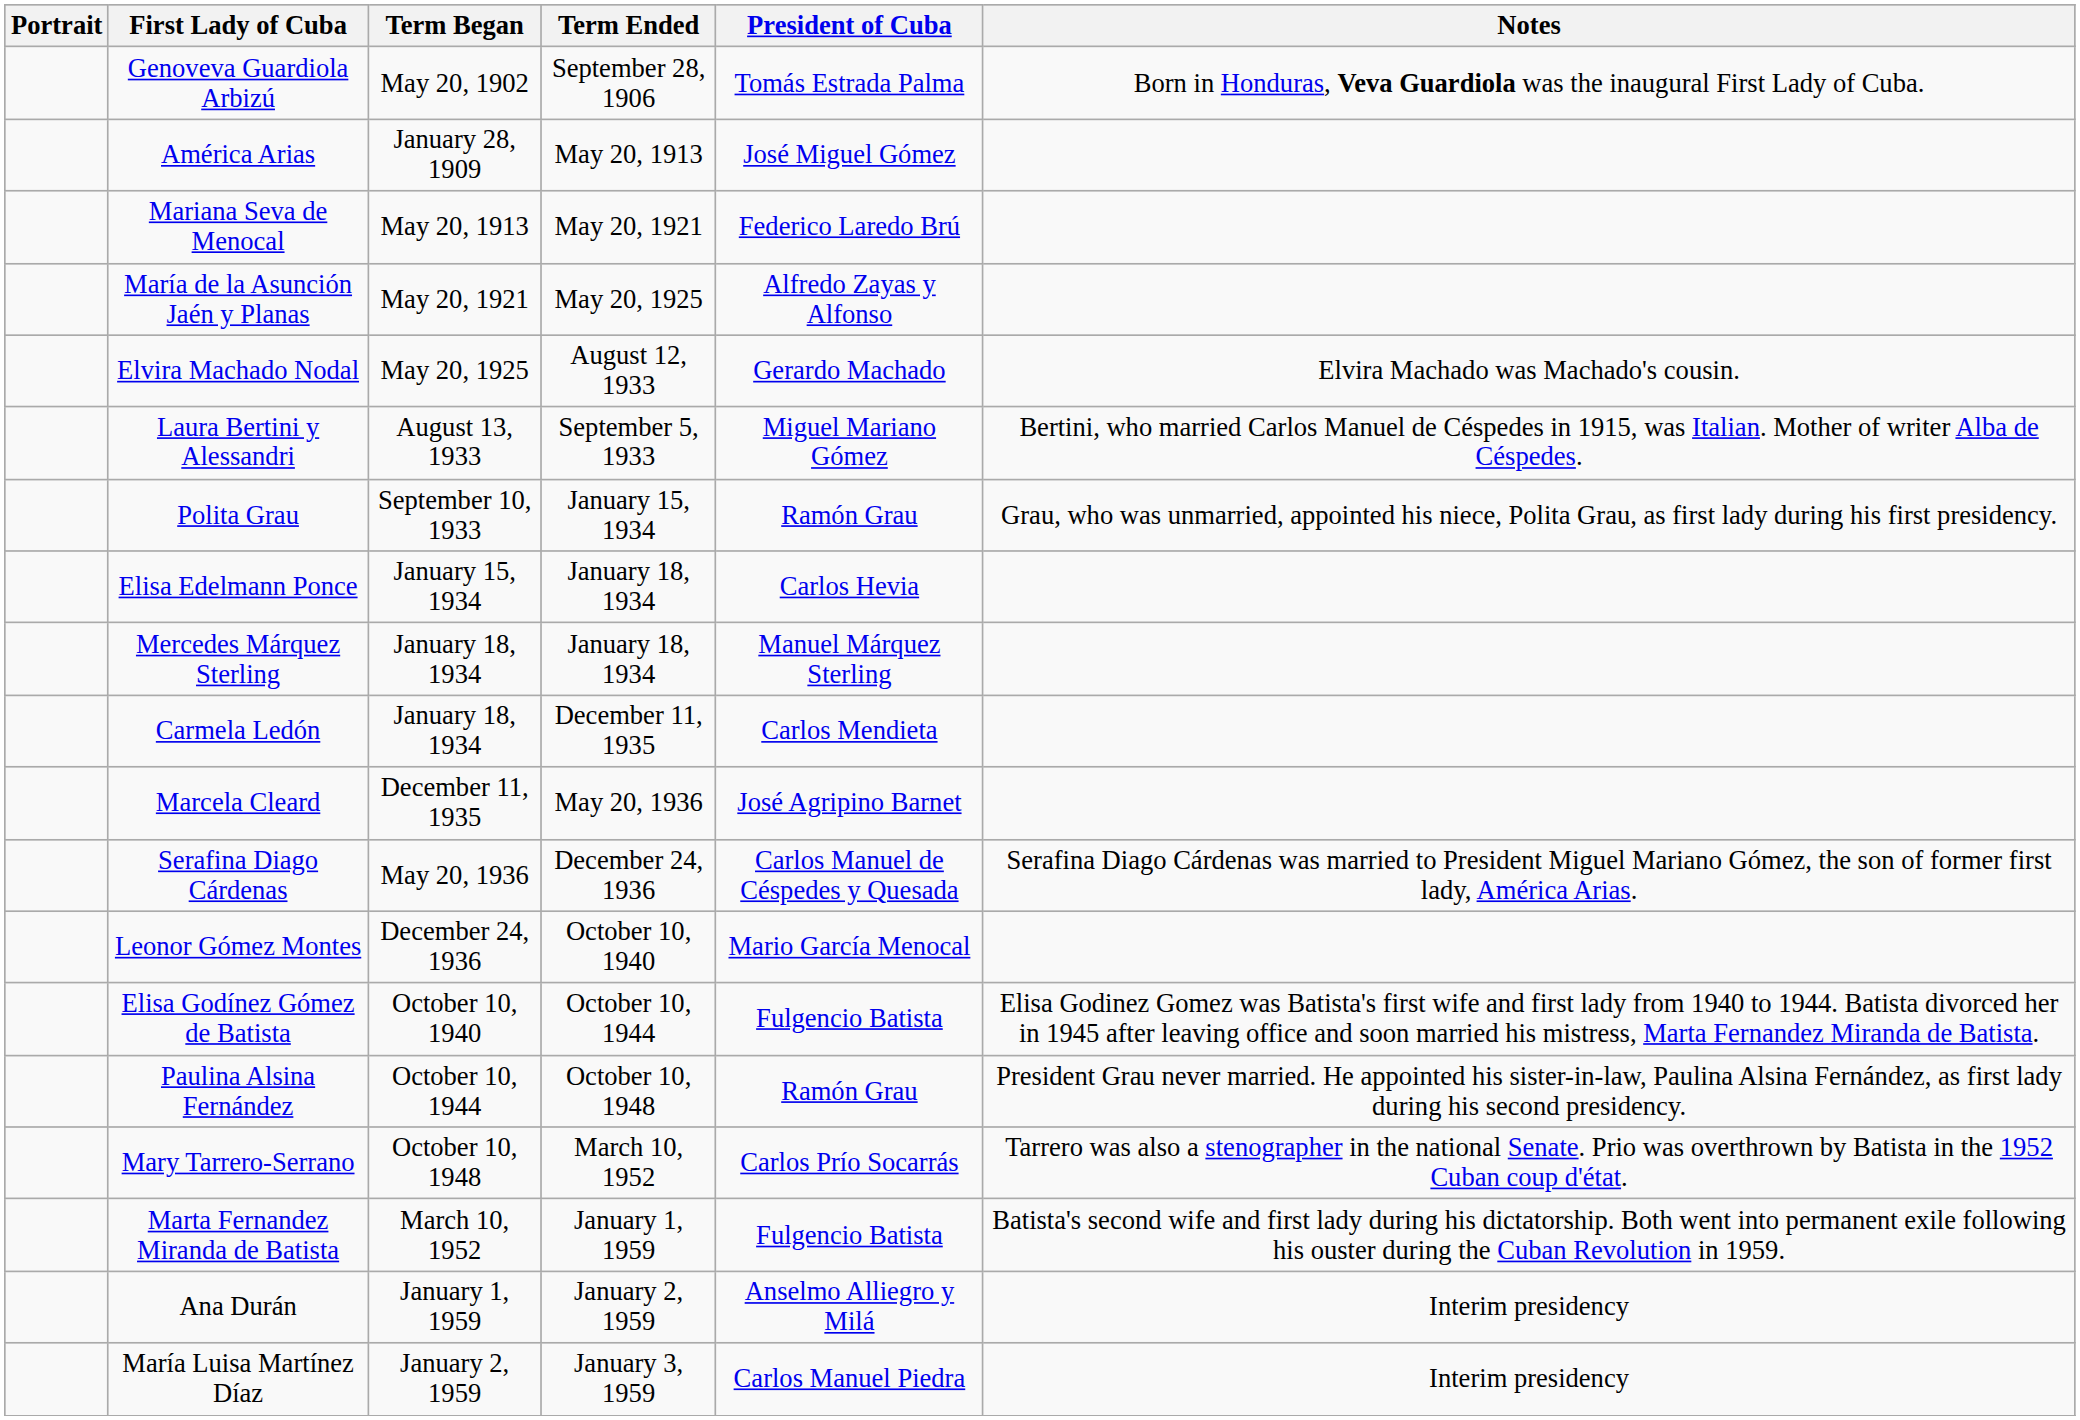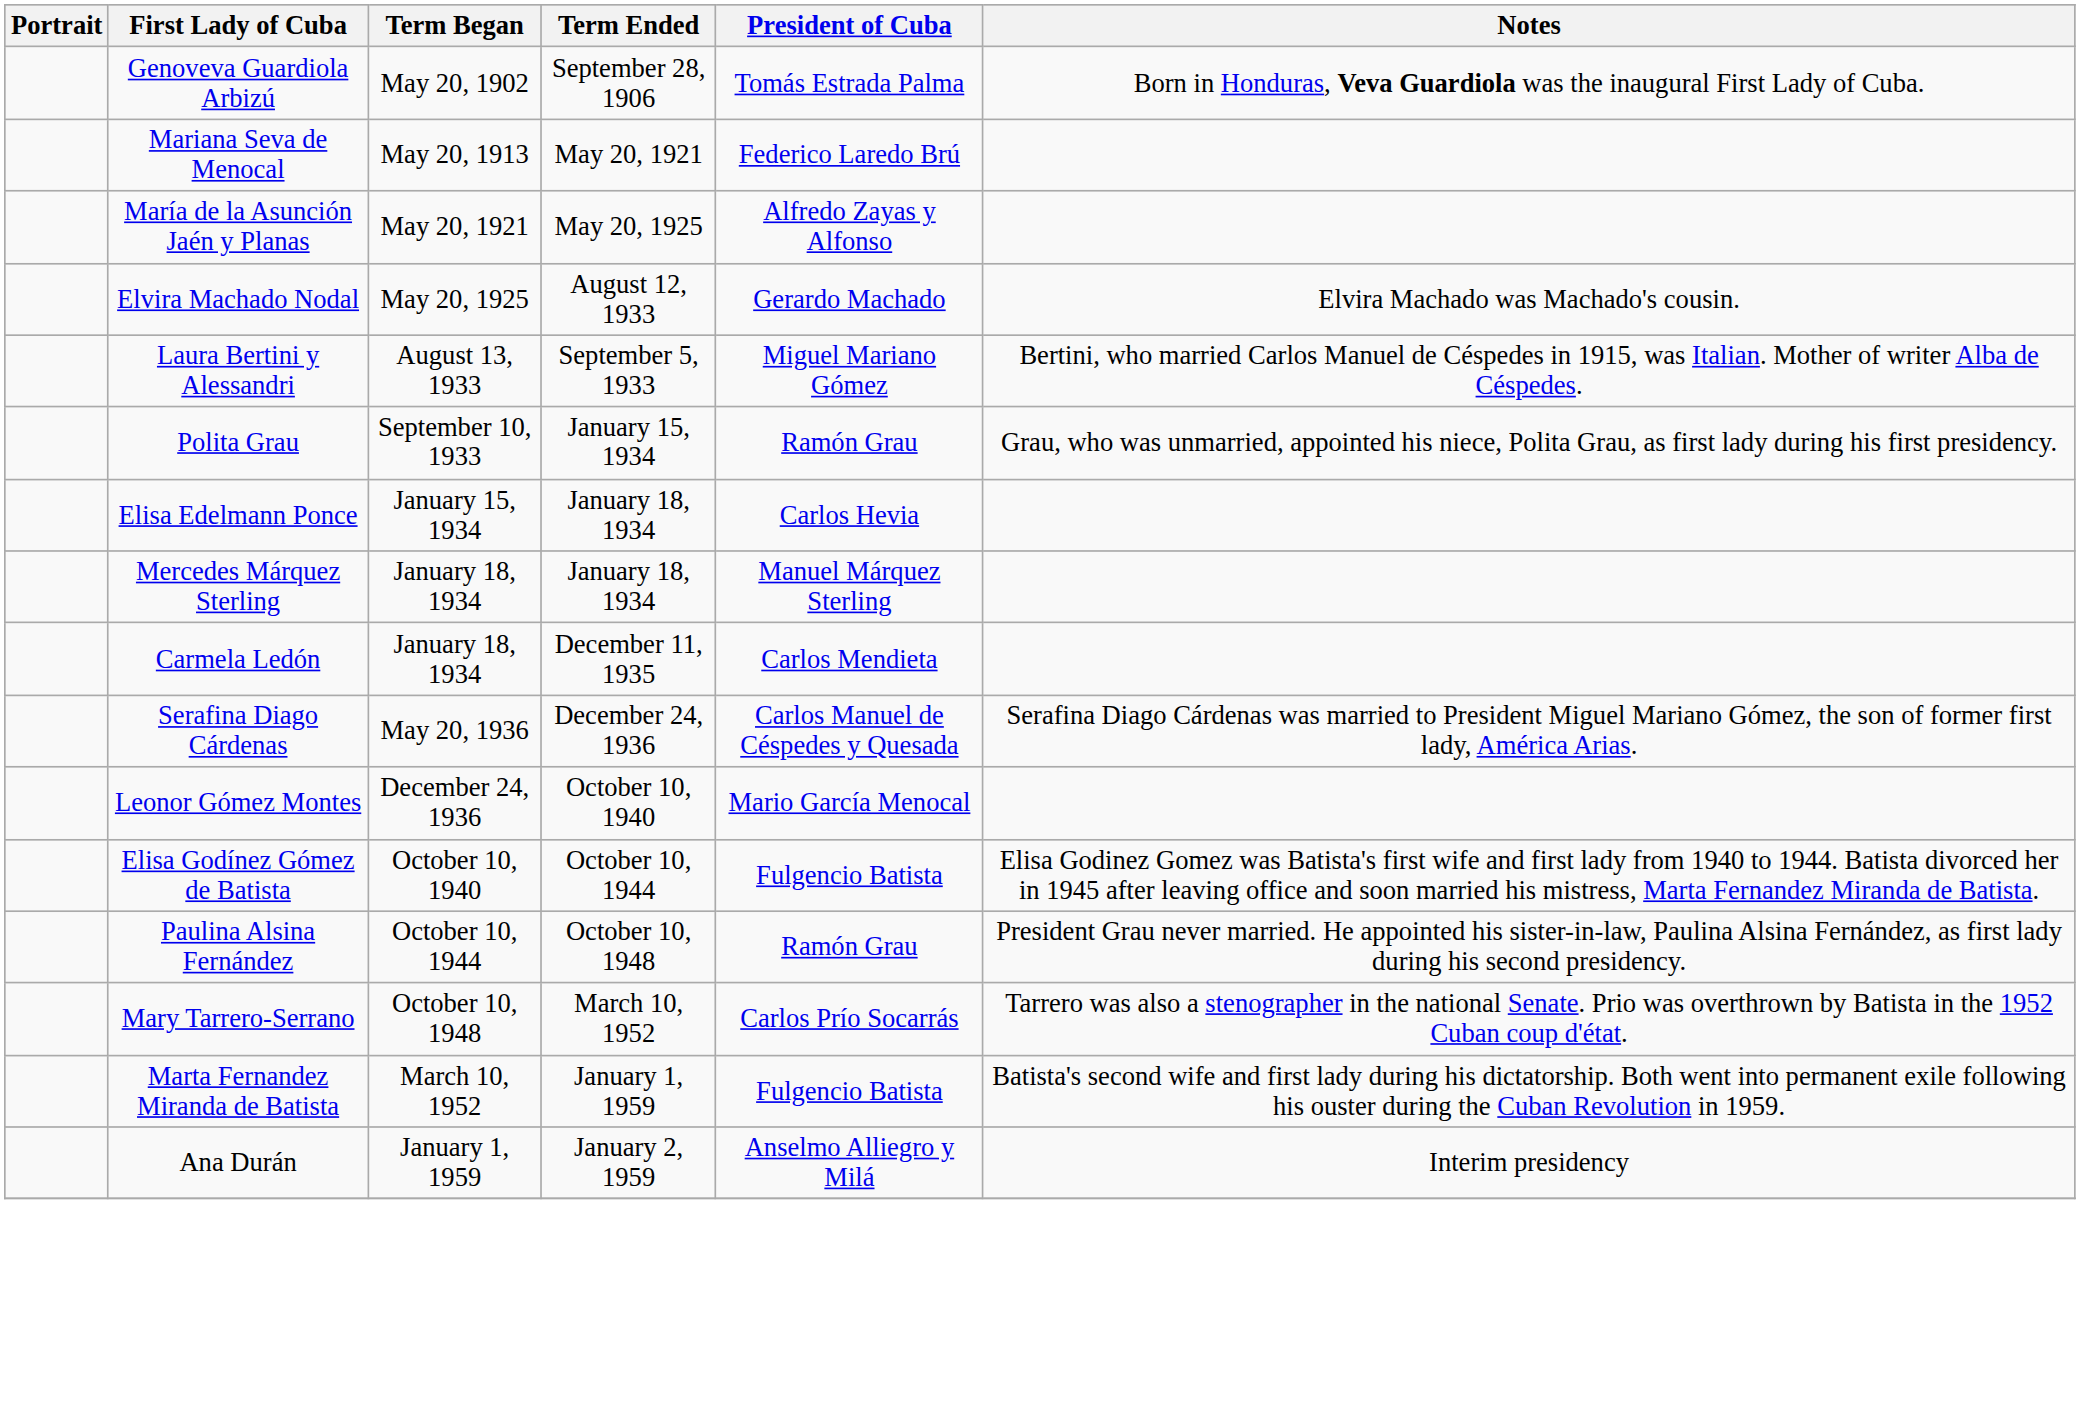- row: (238, 154)
- row: (238, 802)
- row: (238, 1378)
